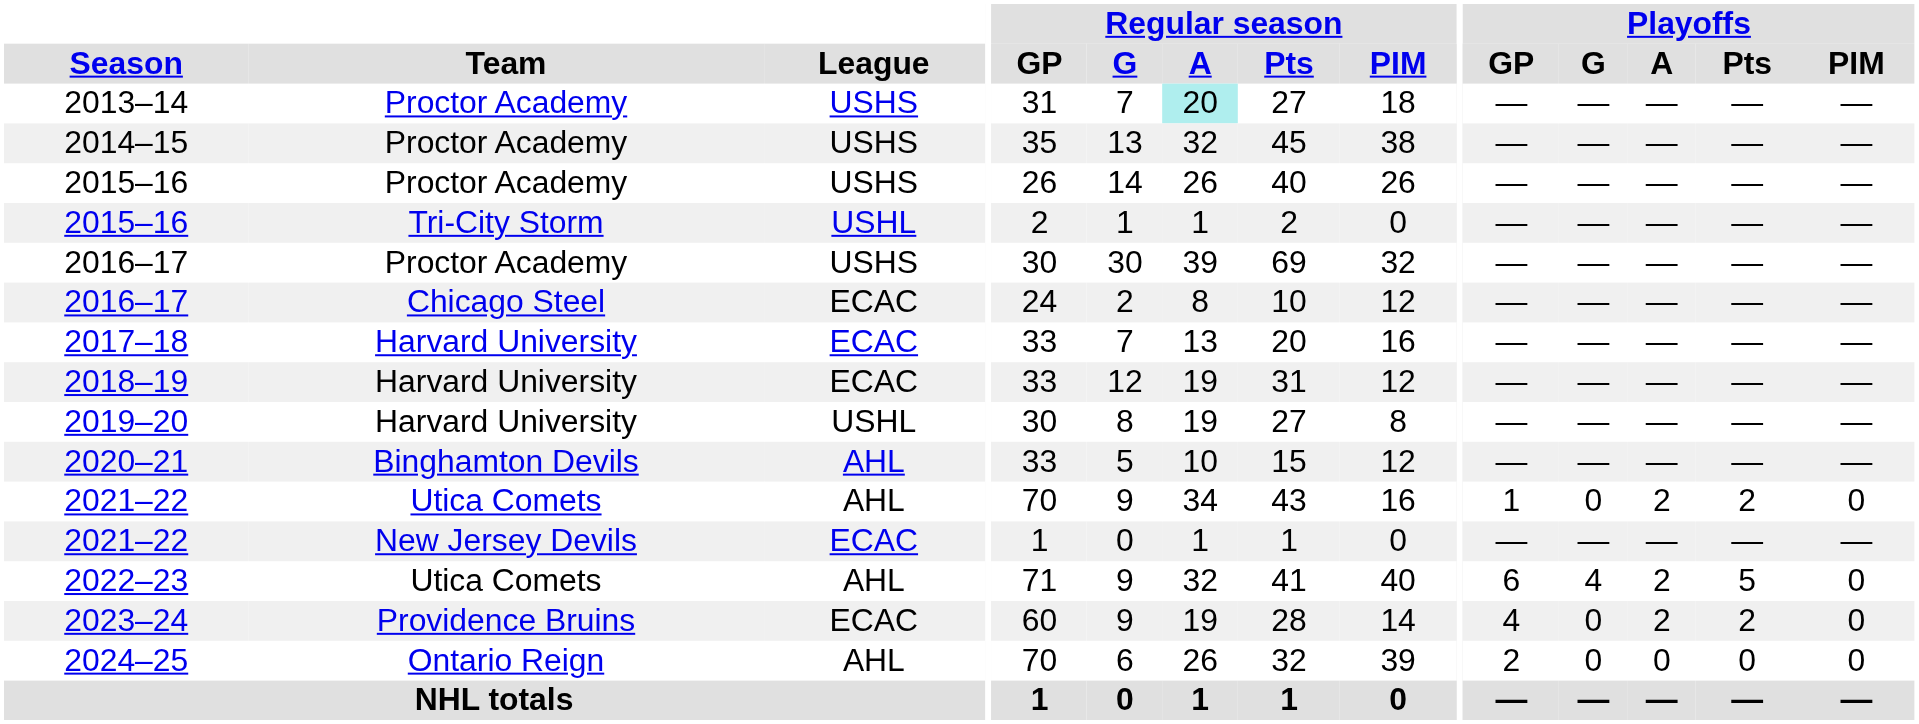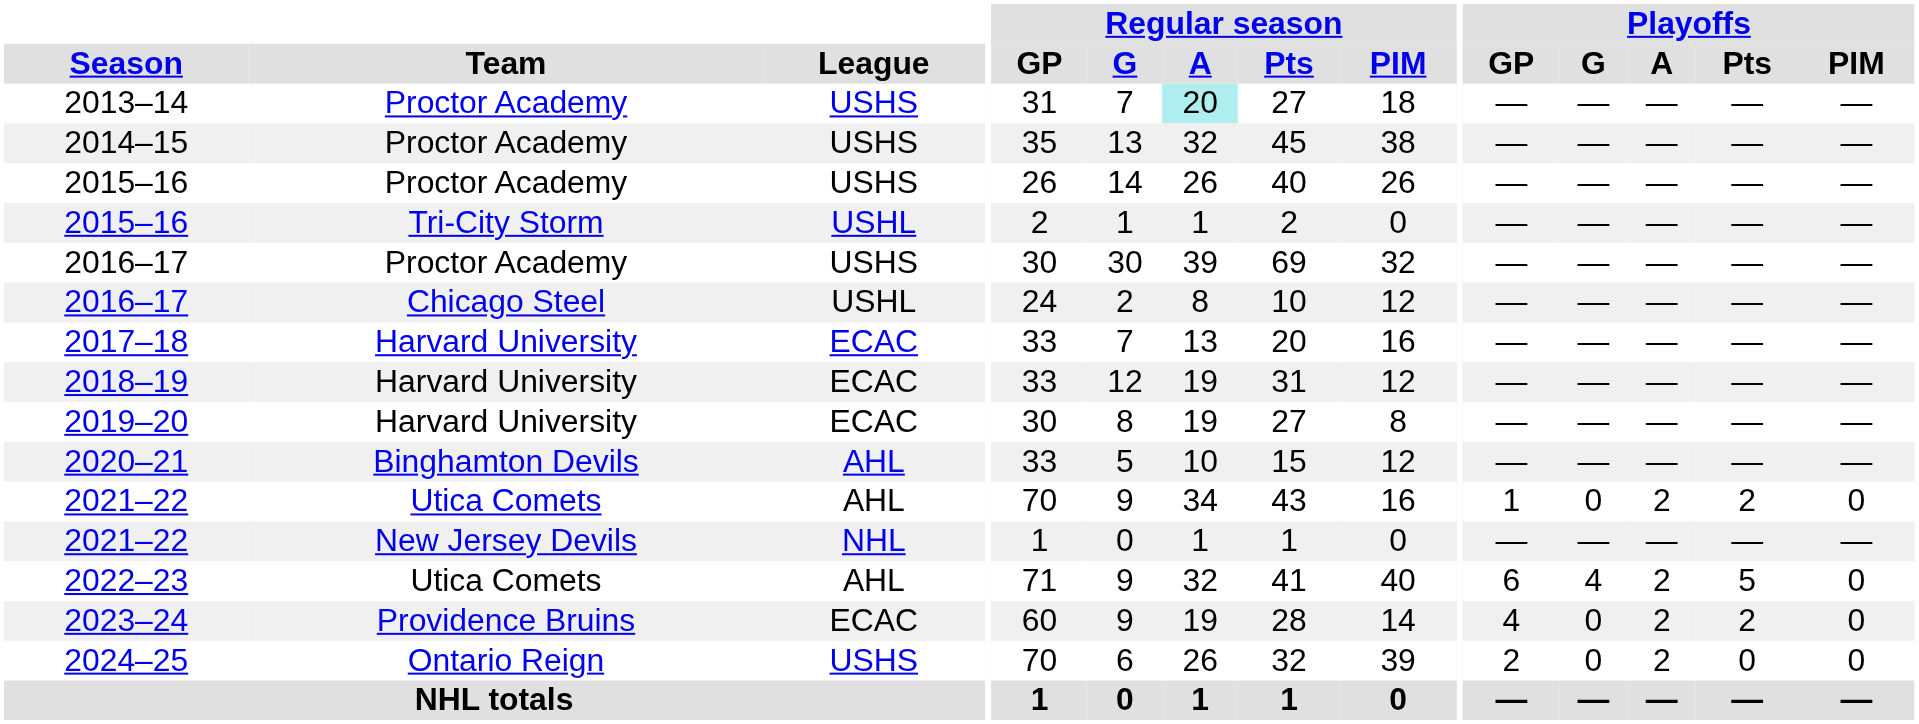(874, 302) ECAC -> (874, 302) USHL
(874, 421) USHL -> (874, 421) ECAC
(874, 540) ECAC -> (874, 540) NHL
(874, 660) AHL -> (874, 660) USHS
(1662, 660) 0 -> (1662, 660) 2
